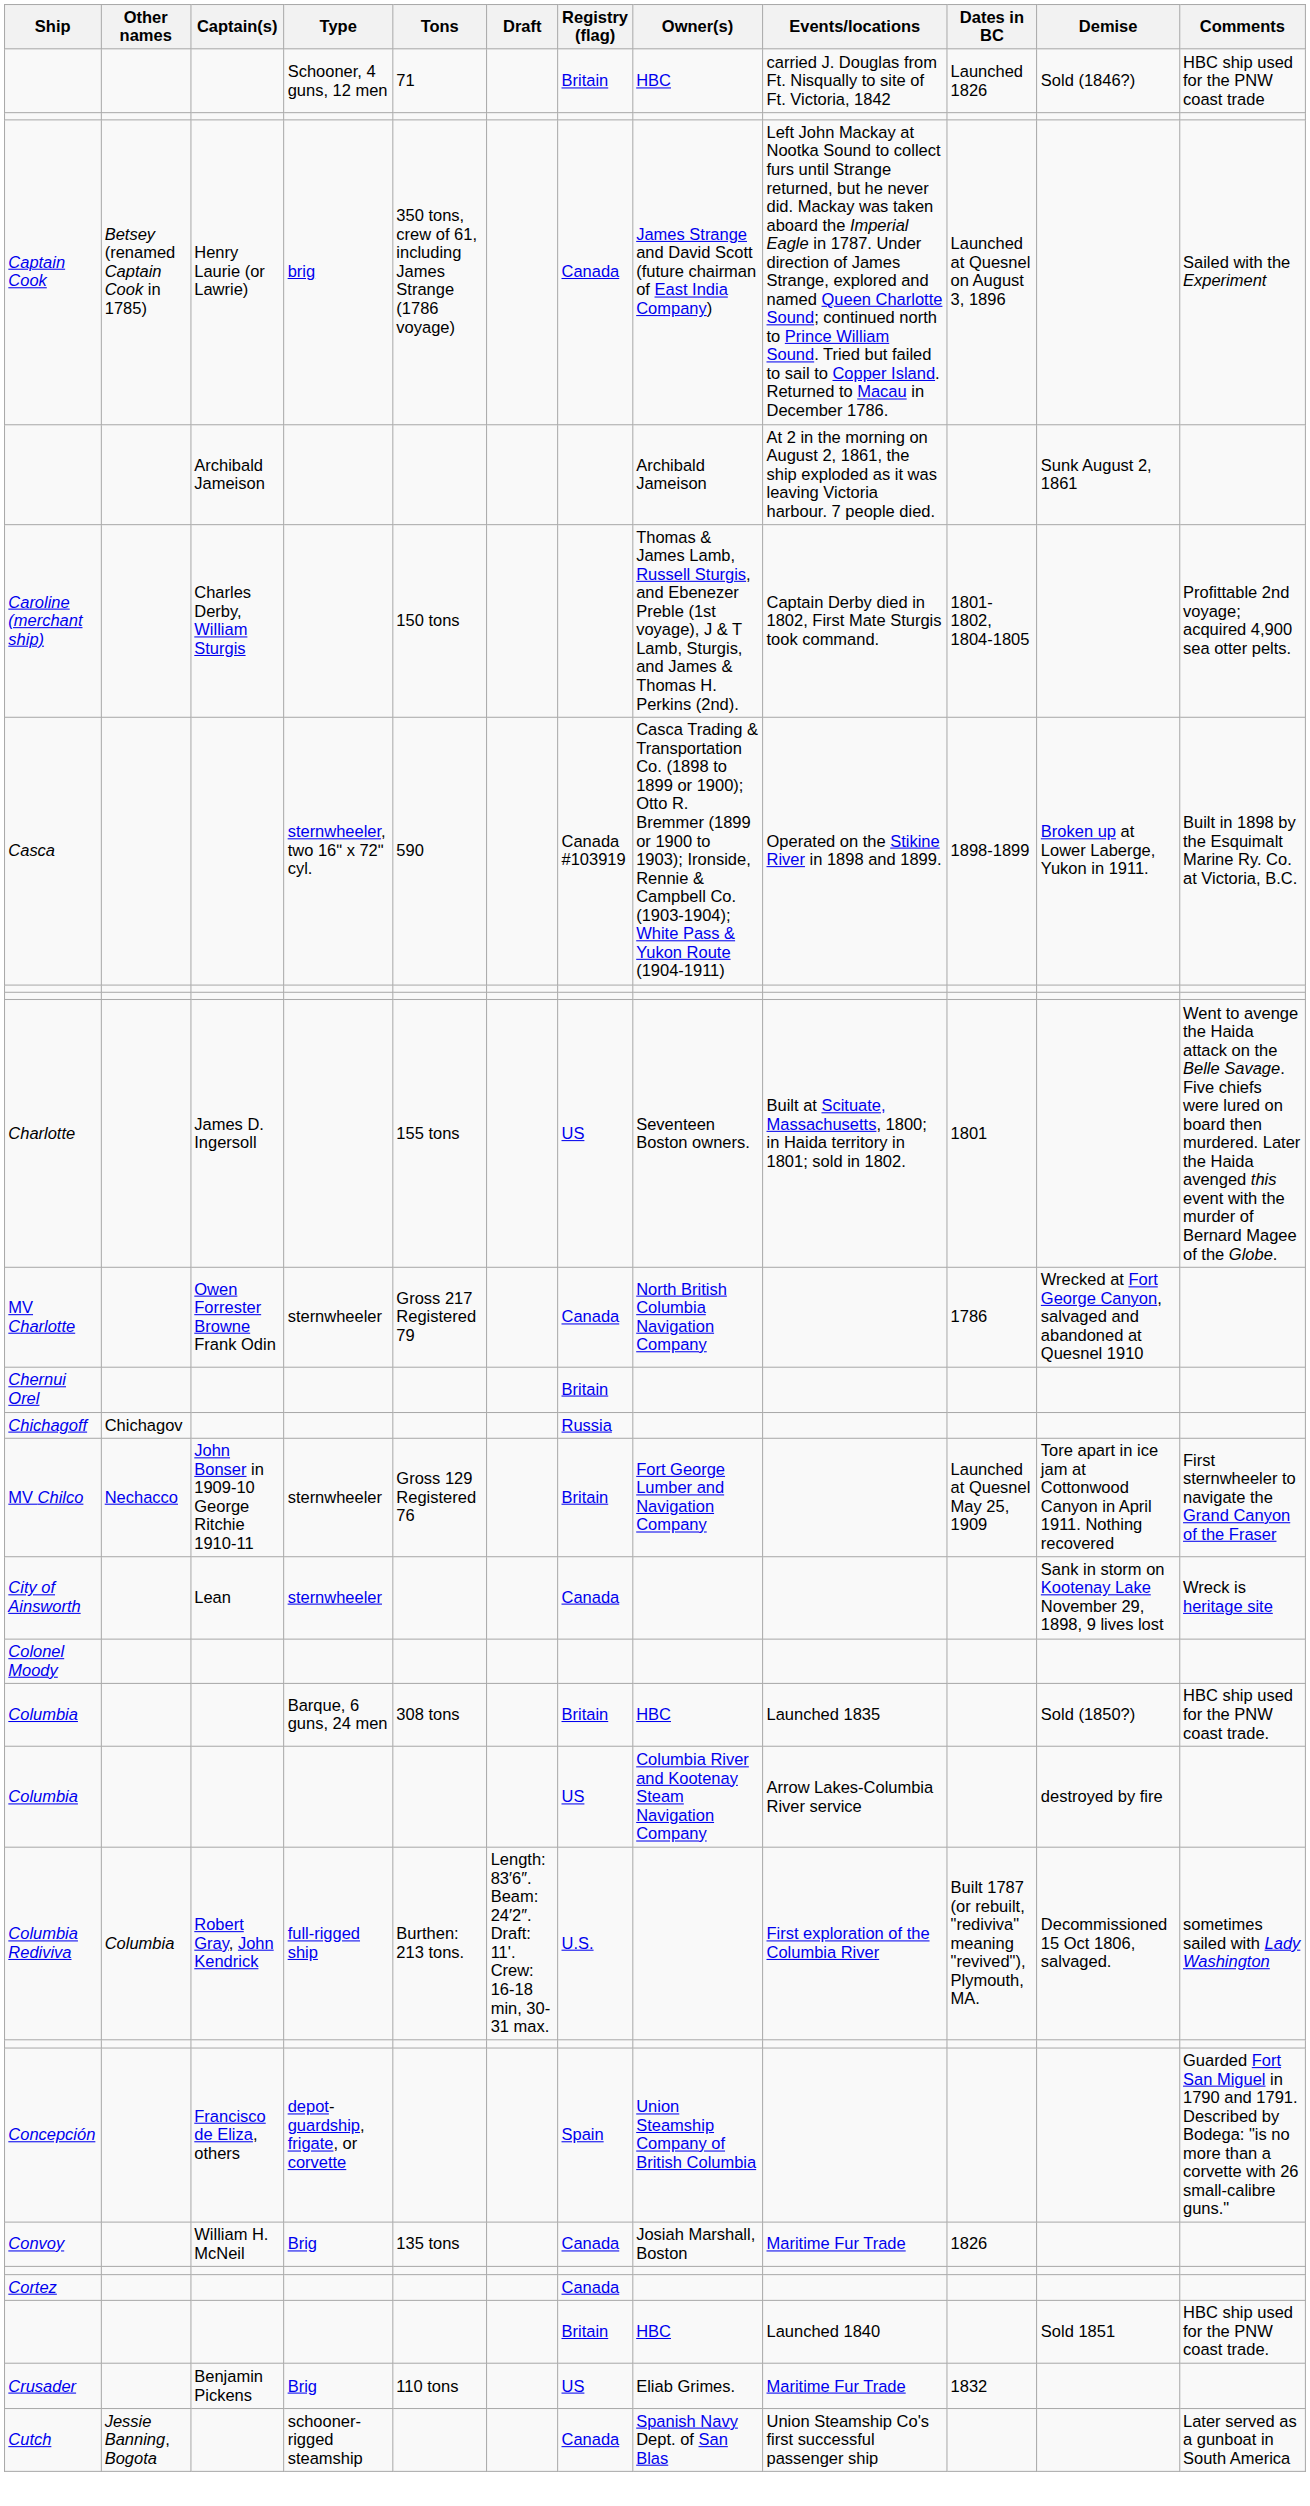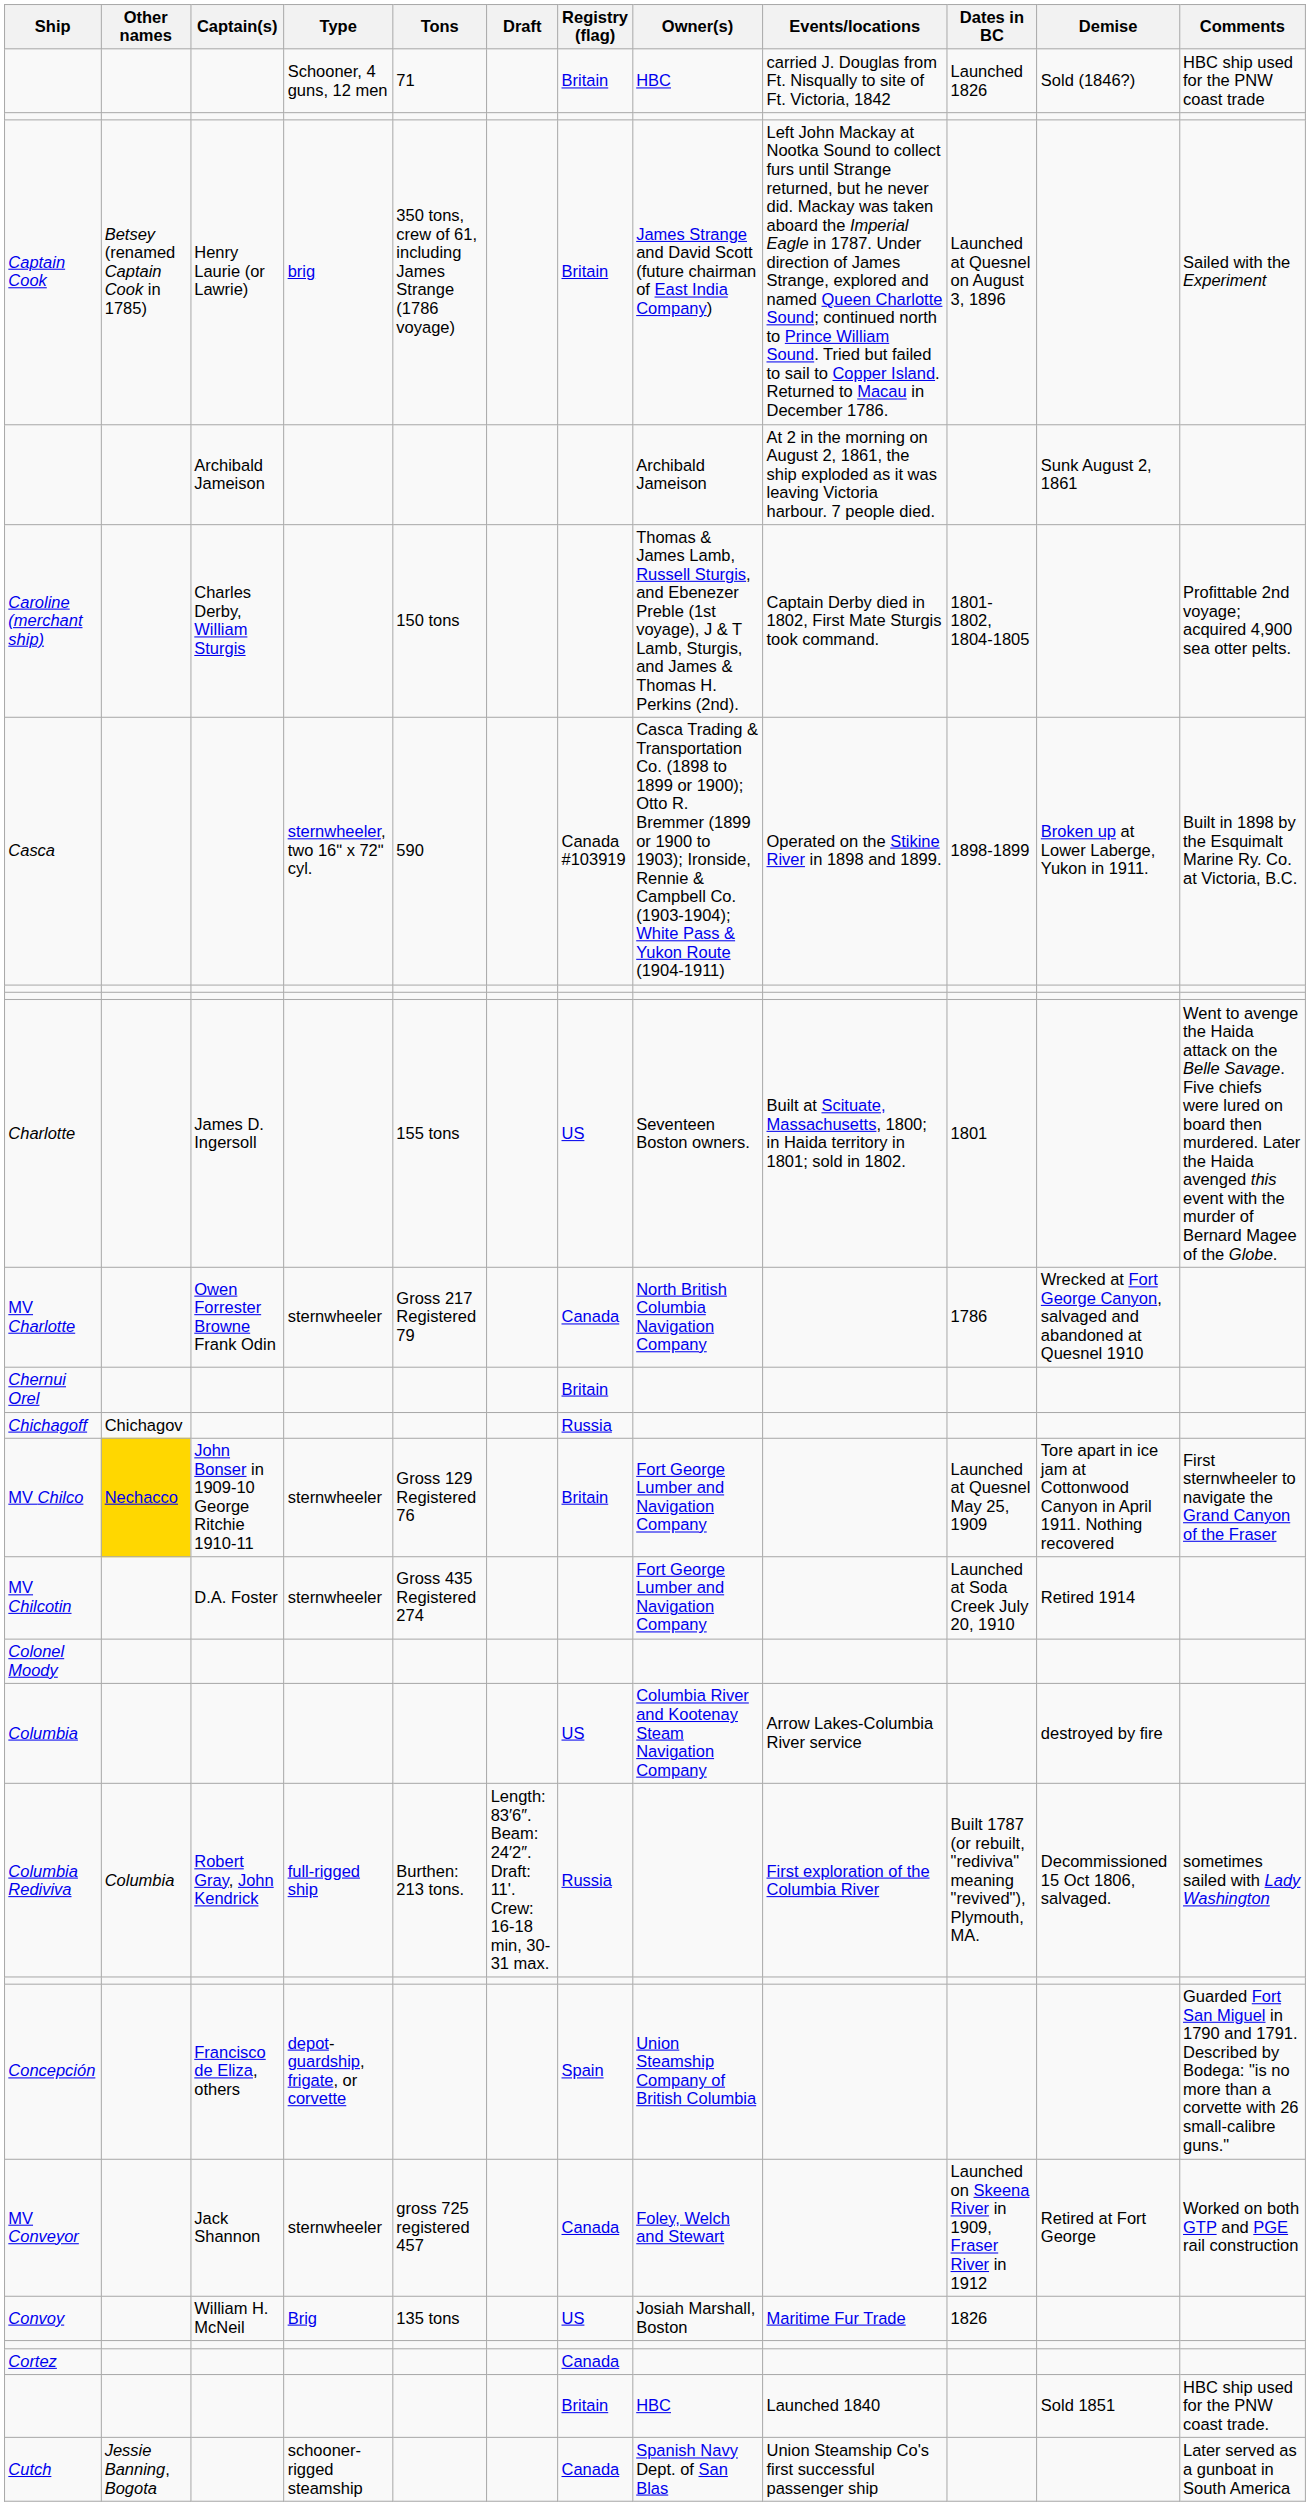(590, 272) Canada -> (585, 272) Britain
(141, 1497) no background -> (141, 1497) gold background
+ row: (40, 1597)
- row: (44, 1597)
- row: (43, 1715)
(578, 1943) U.S. -> (587, 1880) Russia
+ row: (44, 2227)
(590, 2244) Canada -> (573, 2318) US
- row: (42, 2385)
